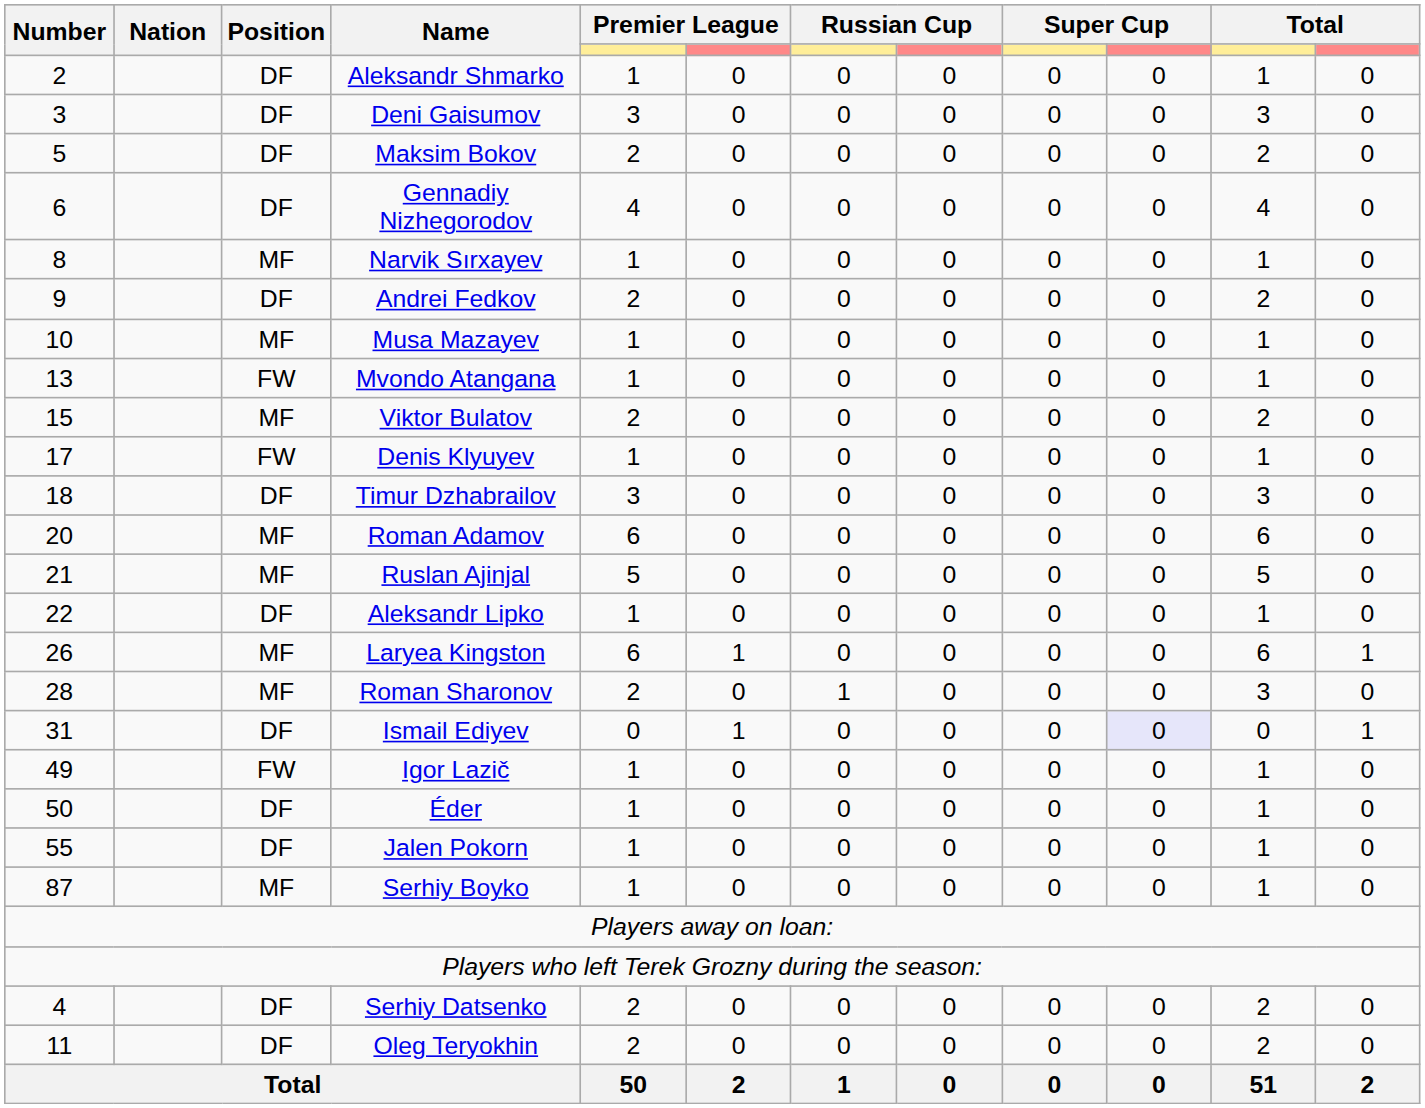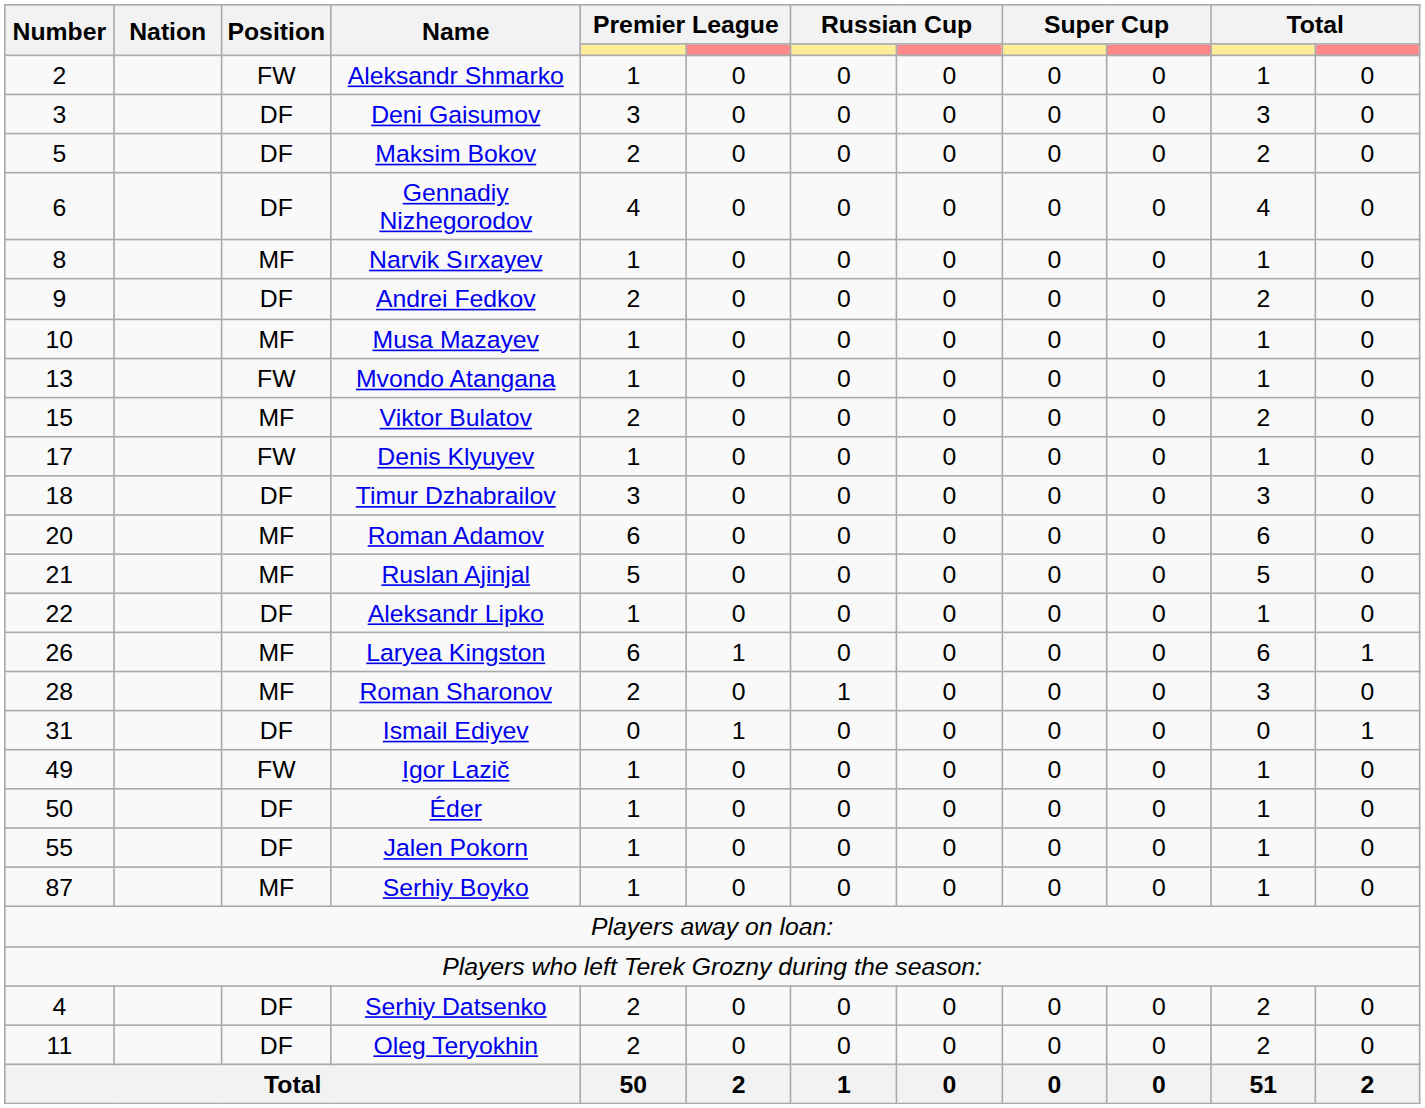(276, 75) DF -> (276, 75) FW
(1159, 731) lavender background -> (1159, 731) no background
